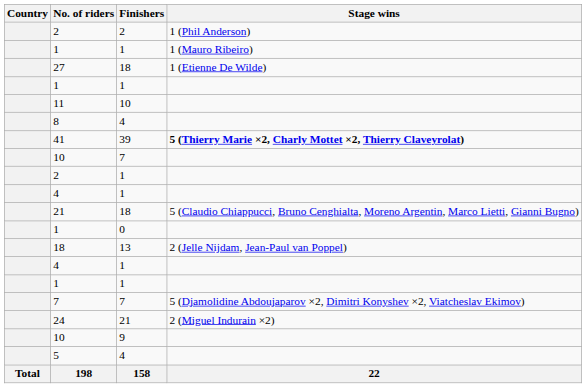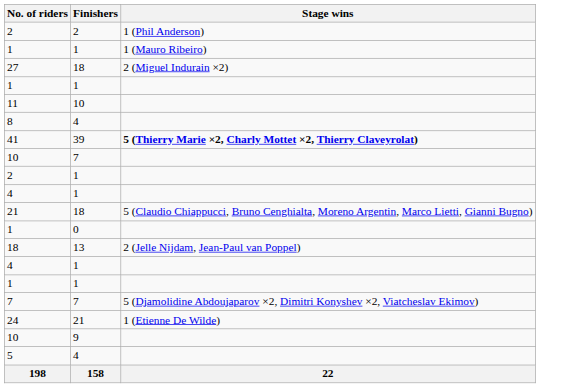- column: (27, 13)
(218, 67) 1 (Etienne De Wilde) -> (176, 67) 2 (Miguel Indurain ×2)
(222, 319) 2 (Miguel Indurain ×2) -> (172, 319) 1 (Etienne De Wilde)
